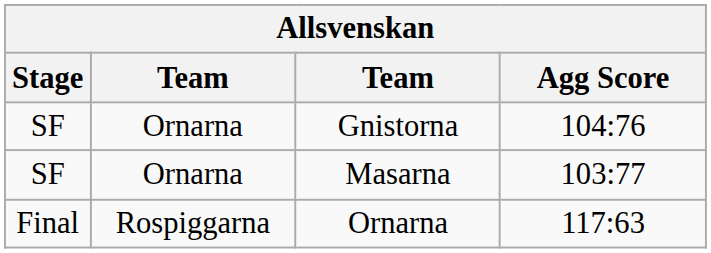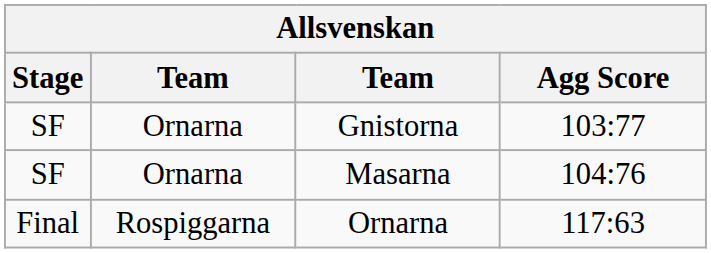(603, 125) 104:76 -> (603, 125) 103:77
(603, 174) 103:77 -> (603, 174) 104:76
